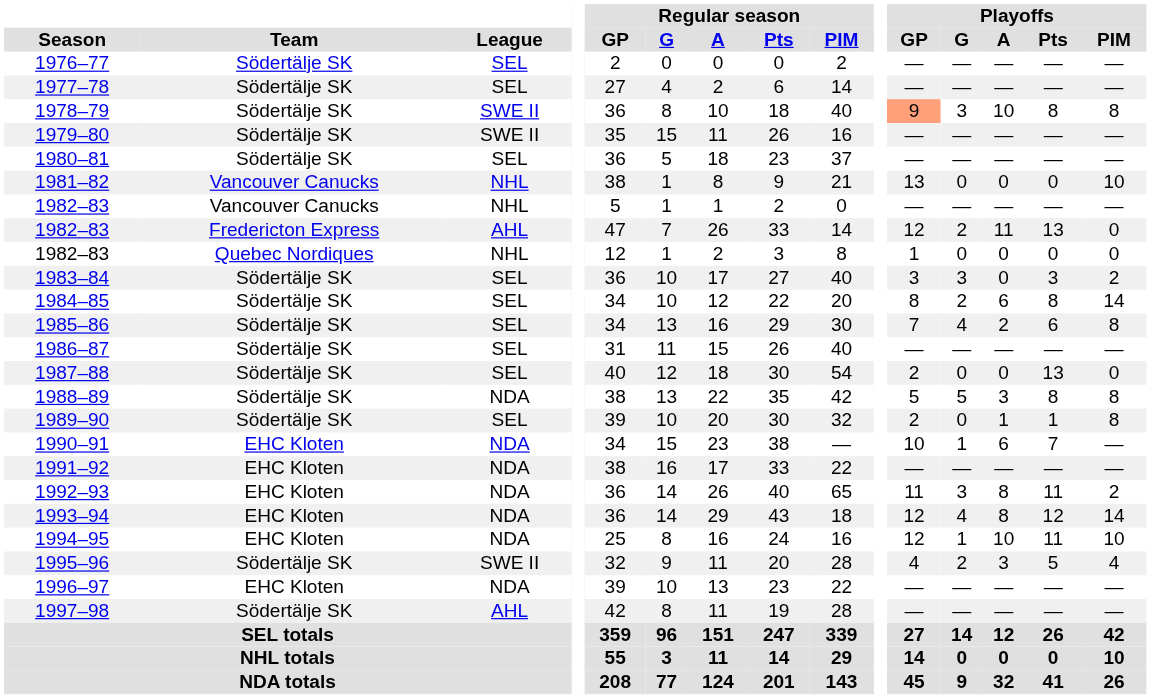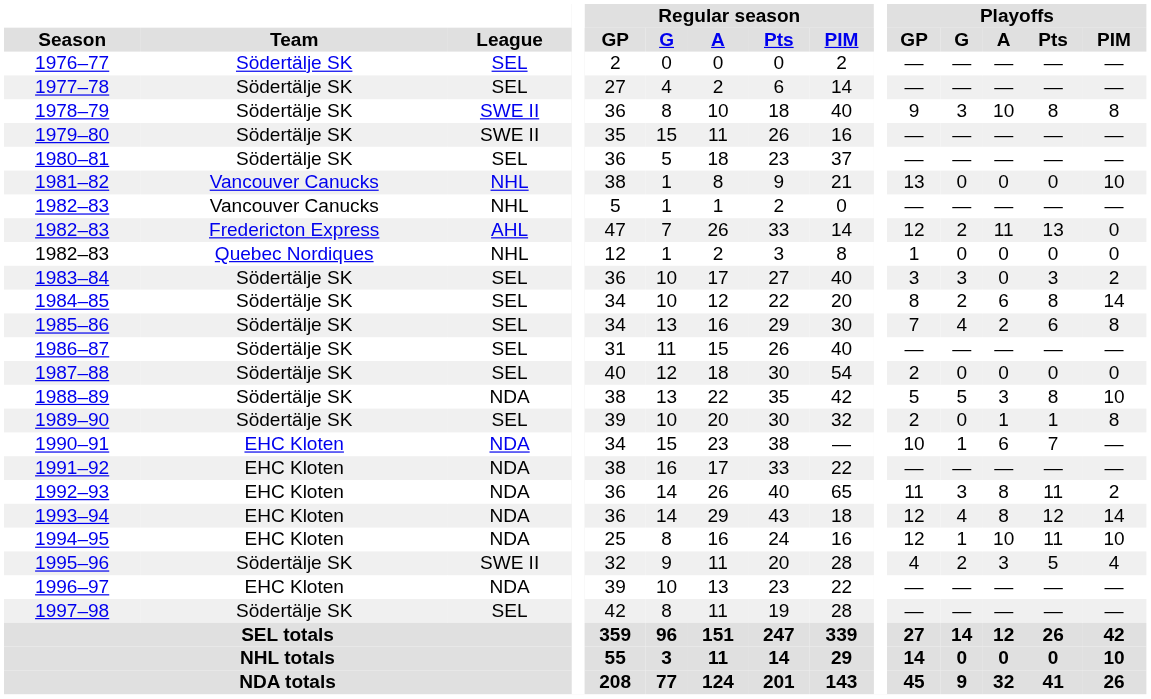(914, 111) lightsalmon background -> (914, 111) no background
(1053, 372) 13 -> (1053, 372) 0
(1114, 396) 8 -> (1114, 396) 10
(510, 610) AHL -> (510, 610) SEL
